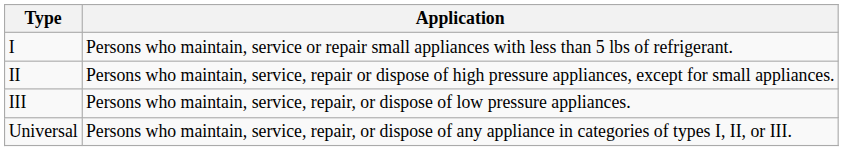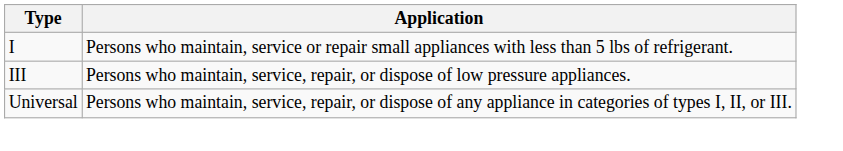- row: (15, 74)
